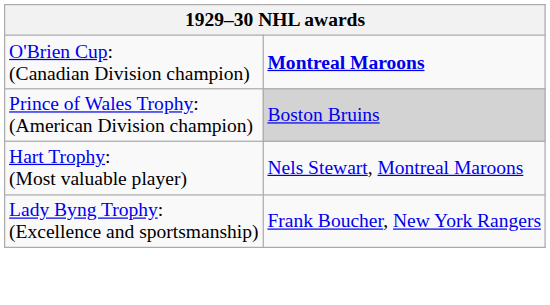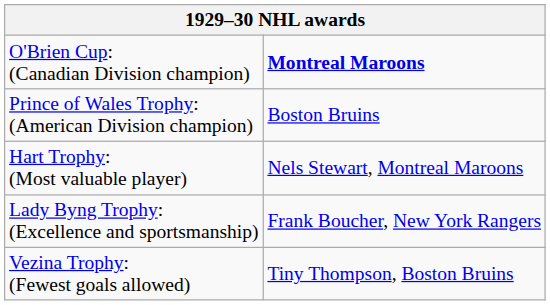(324, 114) lightgrey background -> (324, 114) no background
+ row: (100, 273)
